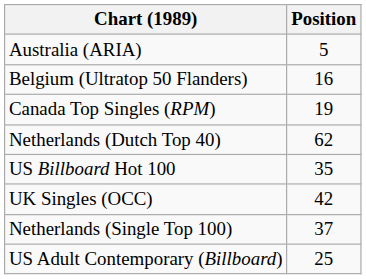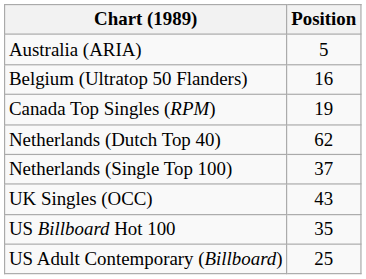rows swapped: (121, 229) <-> (92, 169)
(324, 199) 42 -> (324, 199) 43
